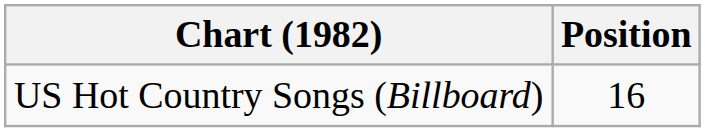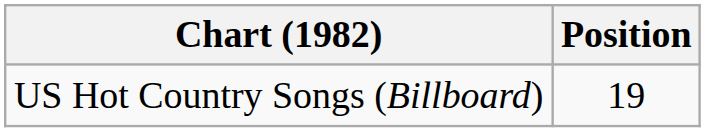(626, 94) 16 -> (626, 94) 19
